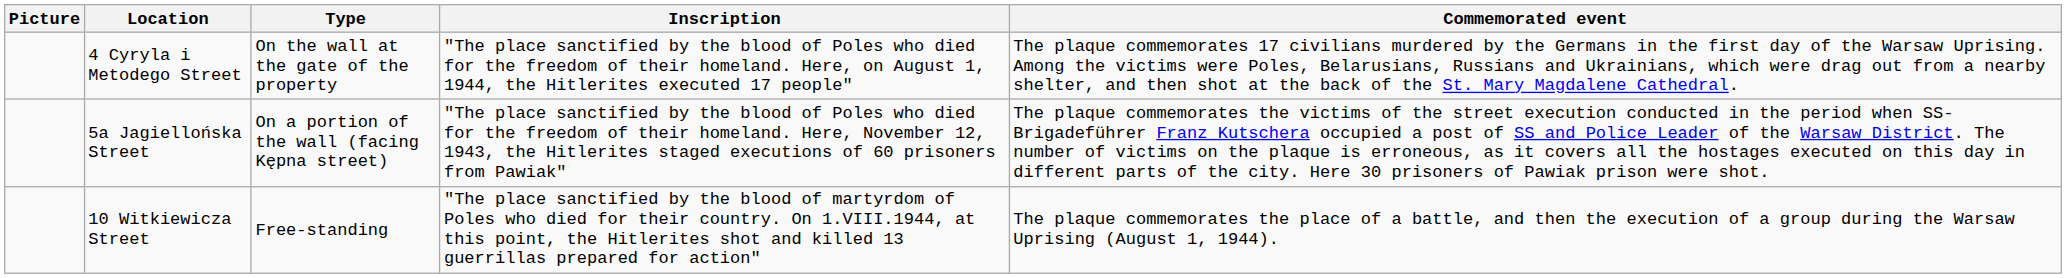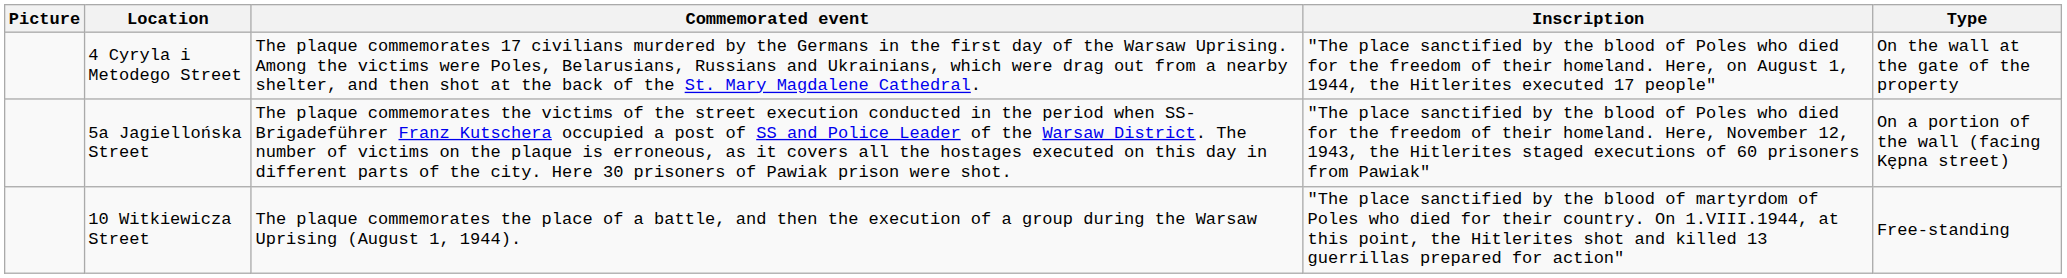columns swapped: (346, 19) <-> (1535, 19)
